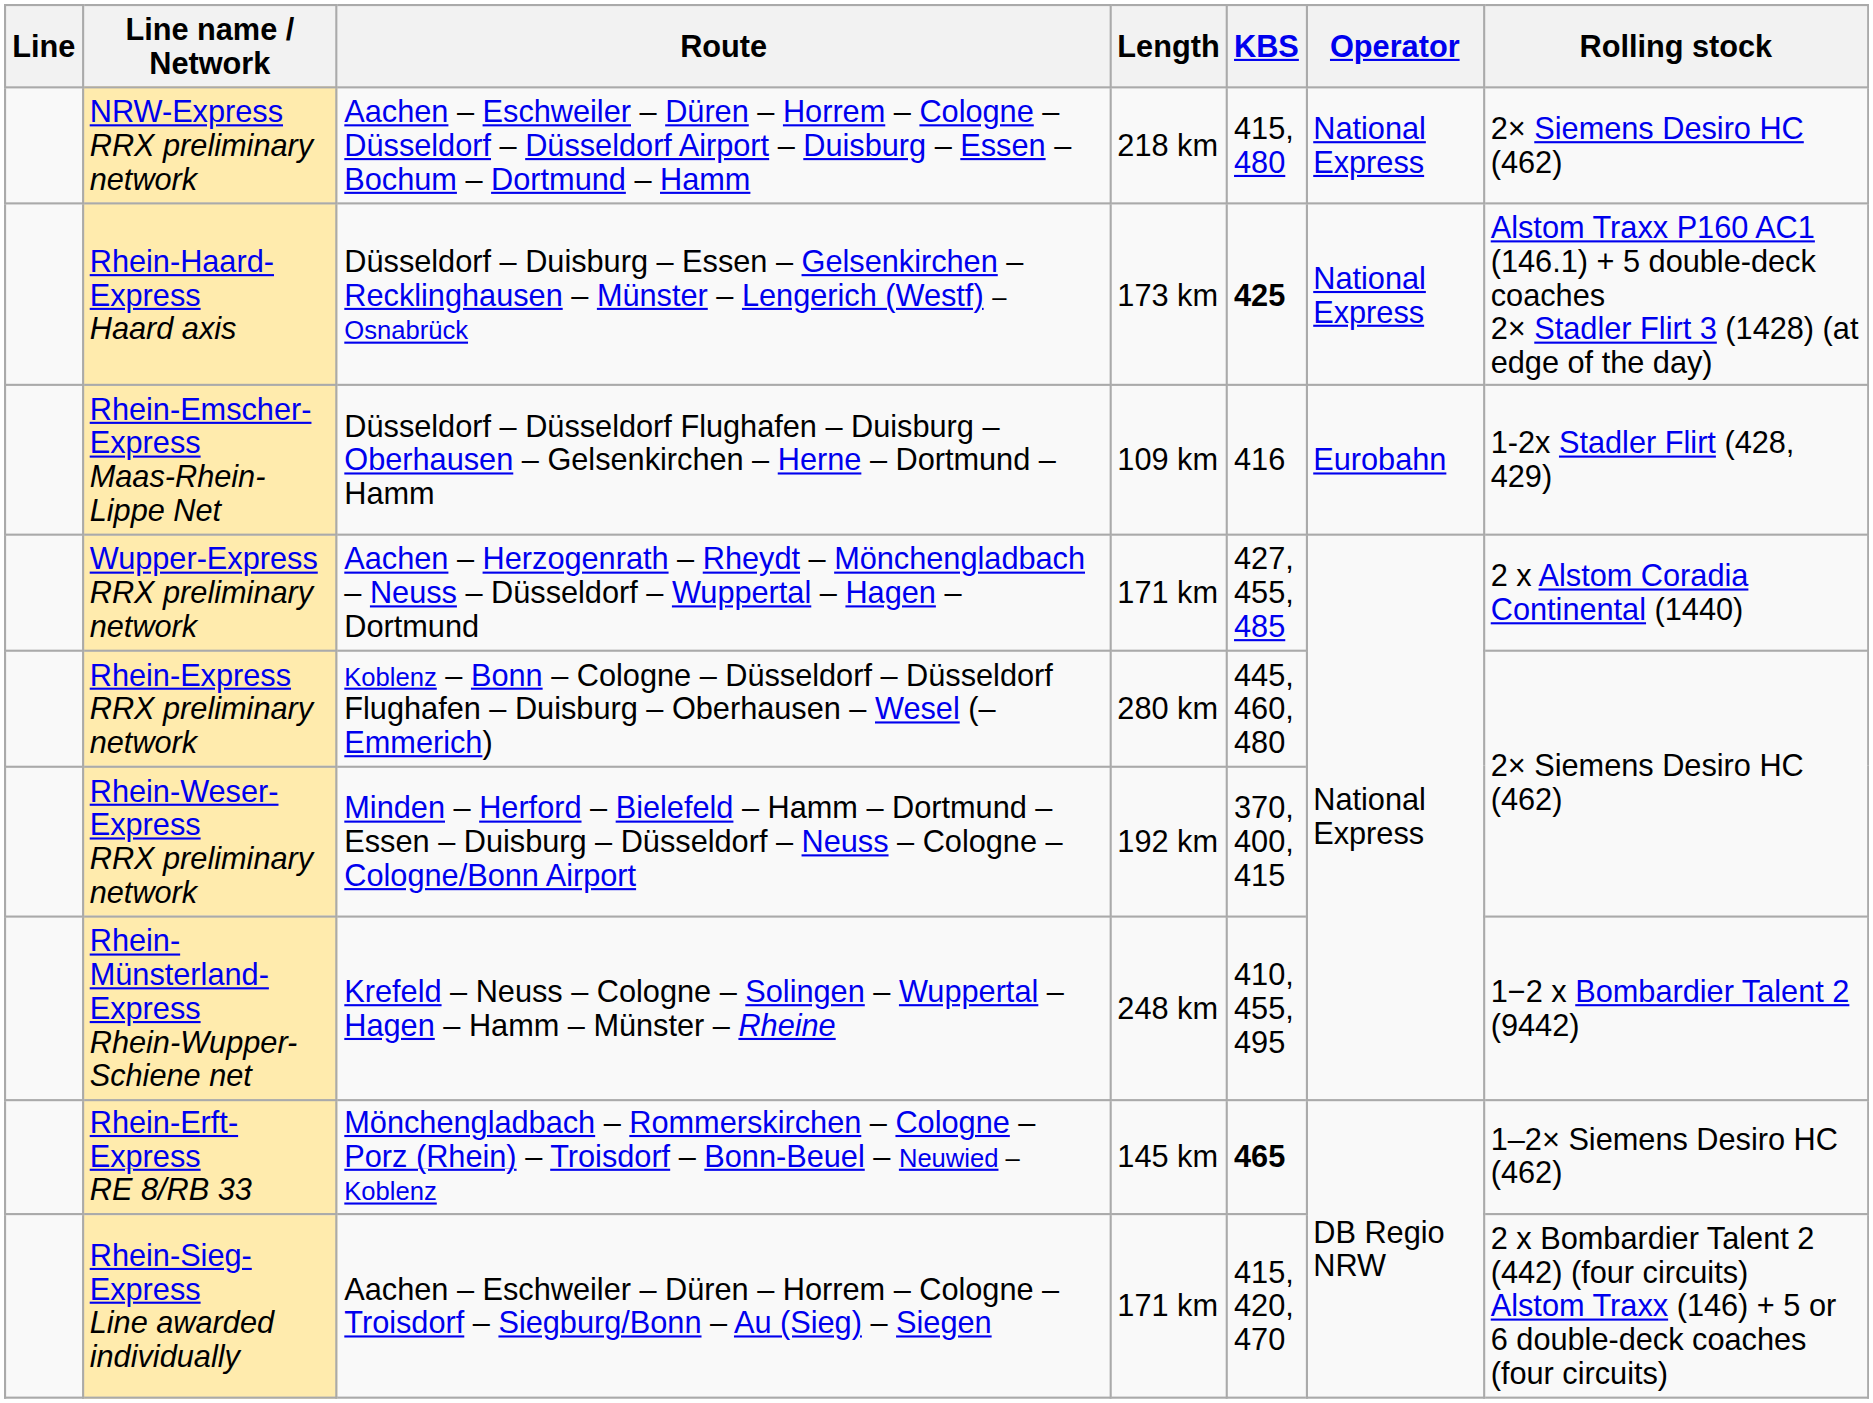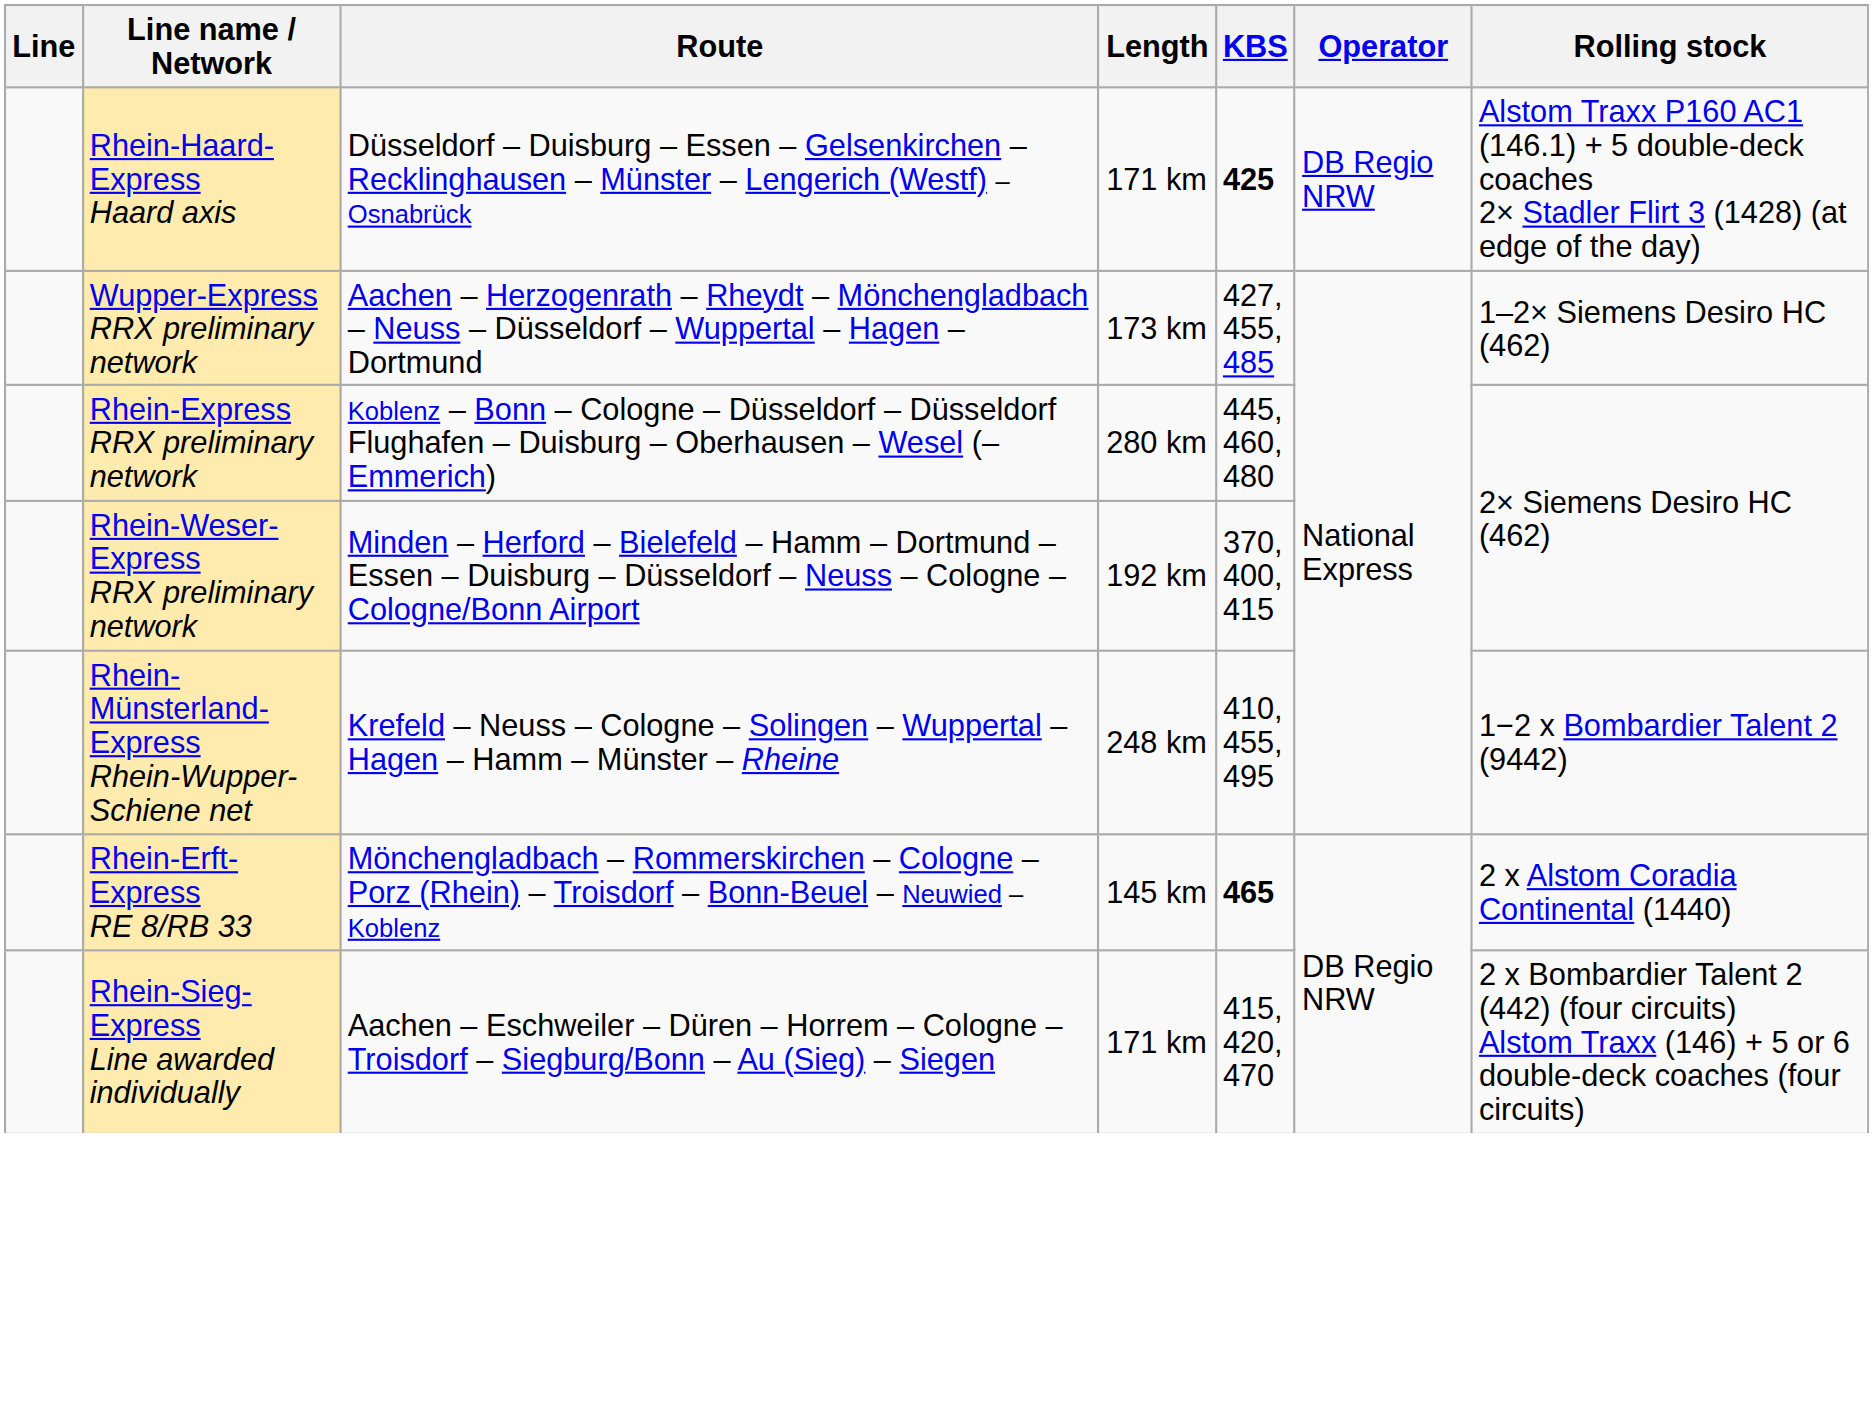- row: (201, 144)
(1168, 294) 173 km -> (1157, 178) 171 km
(1370, 294) National Express -> (1368, 178) DB Regio NRW
- row: (201, 460)
(1168, 593) 171 km -> (1157, 327) 173 km
(1620, 593) 2 x Alstom Coradia Continental (1440) -> (1652, 327) 1–2× Siemens Desiro HC (462)
(1664, 1156) 1–2× Siemens Desiro HC (462) -> (1608, 891) 2 x Alstom Coradia Continental (1440)
